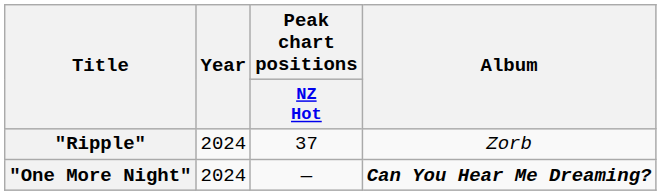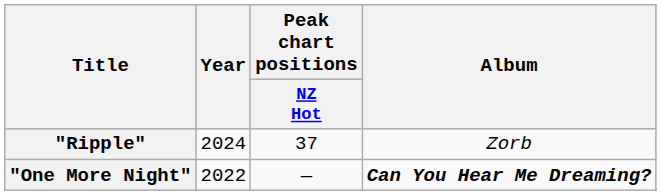(223, 175) 2024 -> (223, 175) 2022
